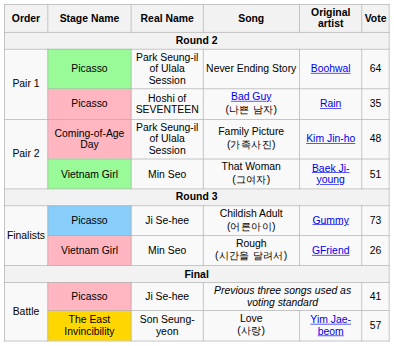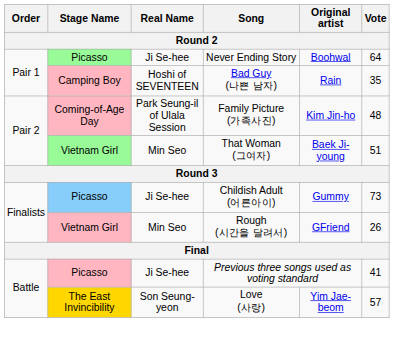(167, 69) Park Seung-il of Ulala Session -> (167, 57) Ji Se-hee
(89, 104) Picasso -> (89, 80) Camping Boy
